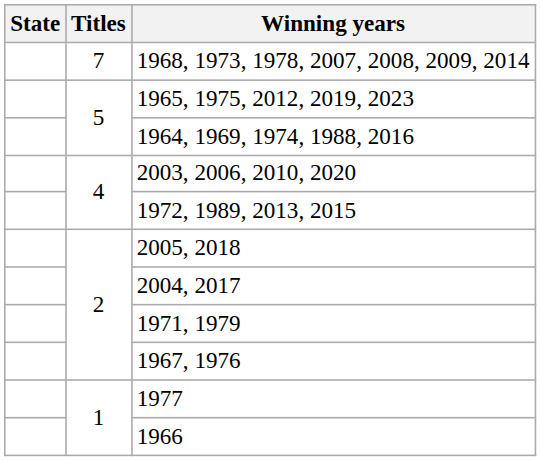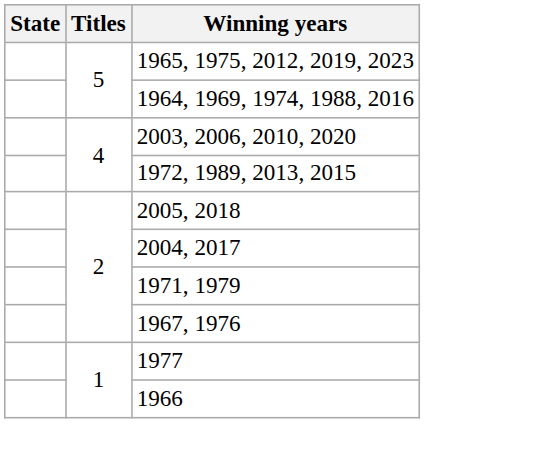- row: (333, 60)
